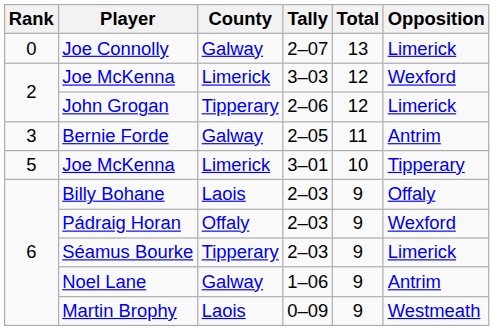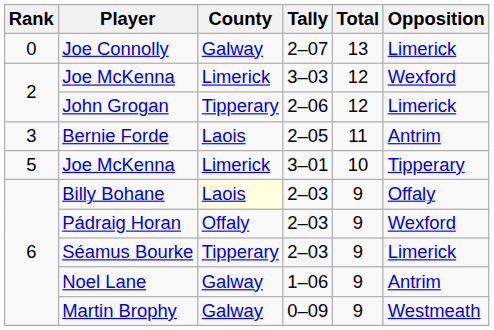(232, 135) Galway -> (224, 135) Laois
(224, 194) no background -> (224, 194) lightyellow background
(224, 310) Laois -> (232, 310) Galway
